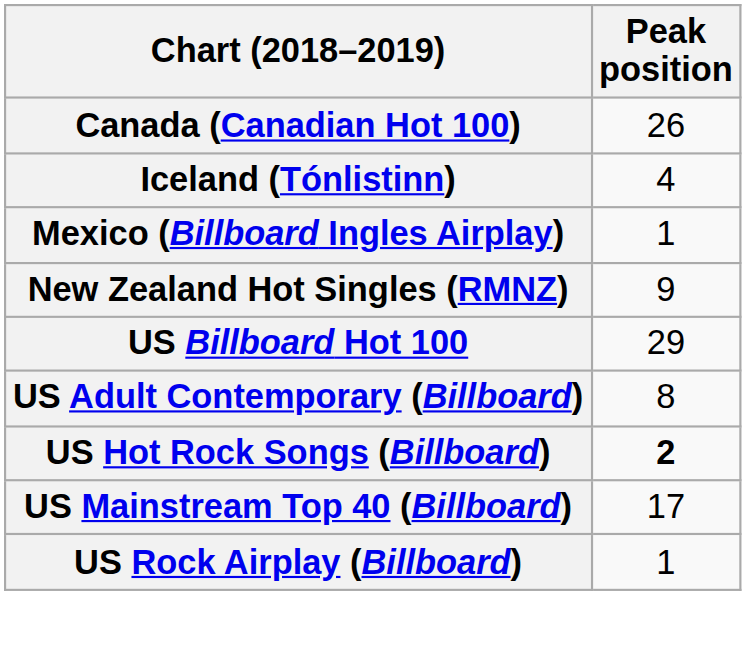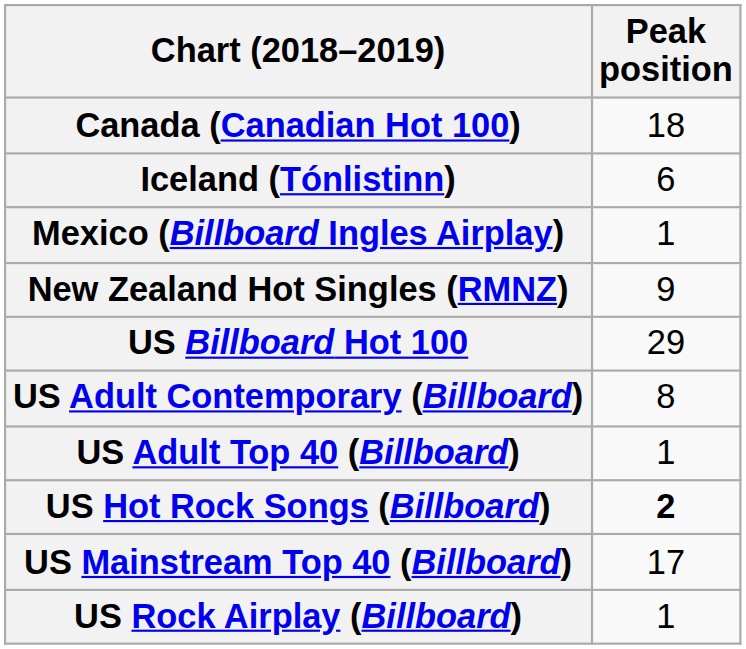(666, 125) 26 -> (666, 125) 18
(666, 179) 4 -> (666, 179) 6
+ row: (298, 452)
